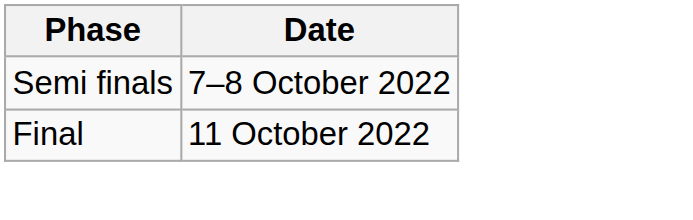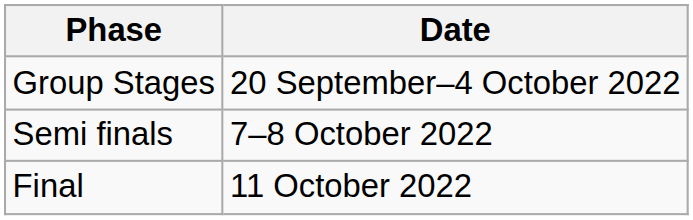+ row: (114, 82)
